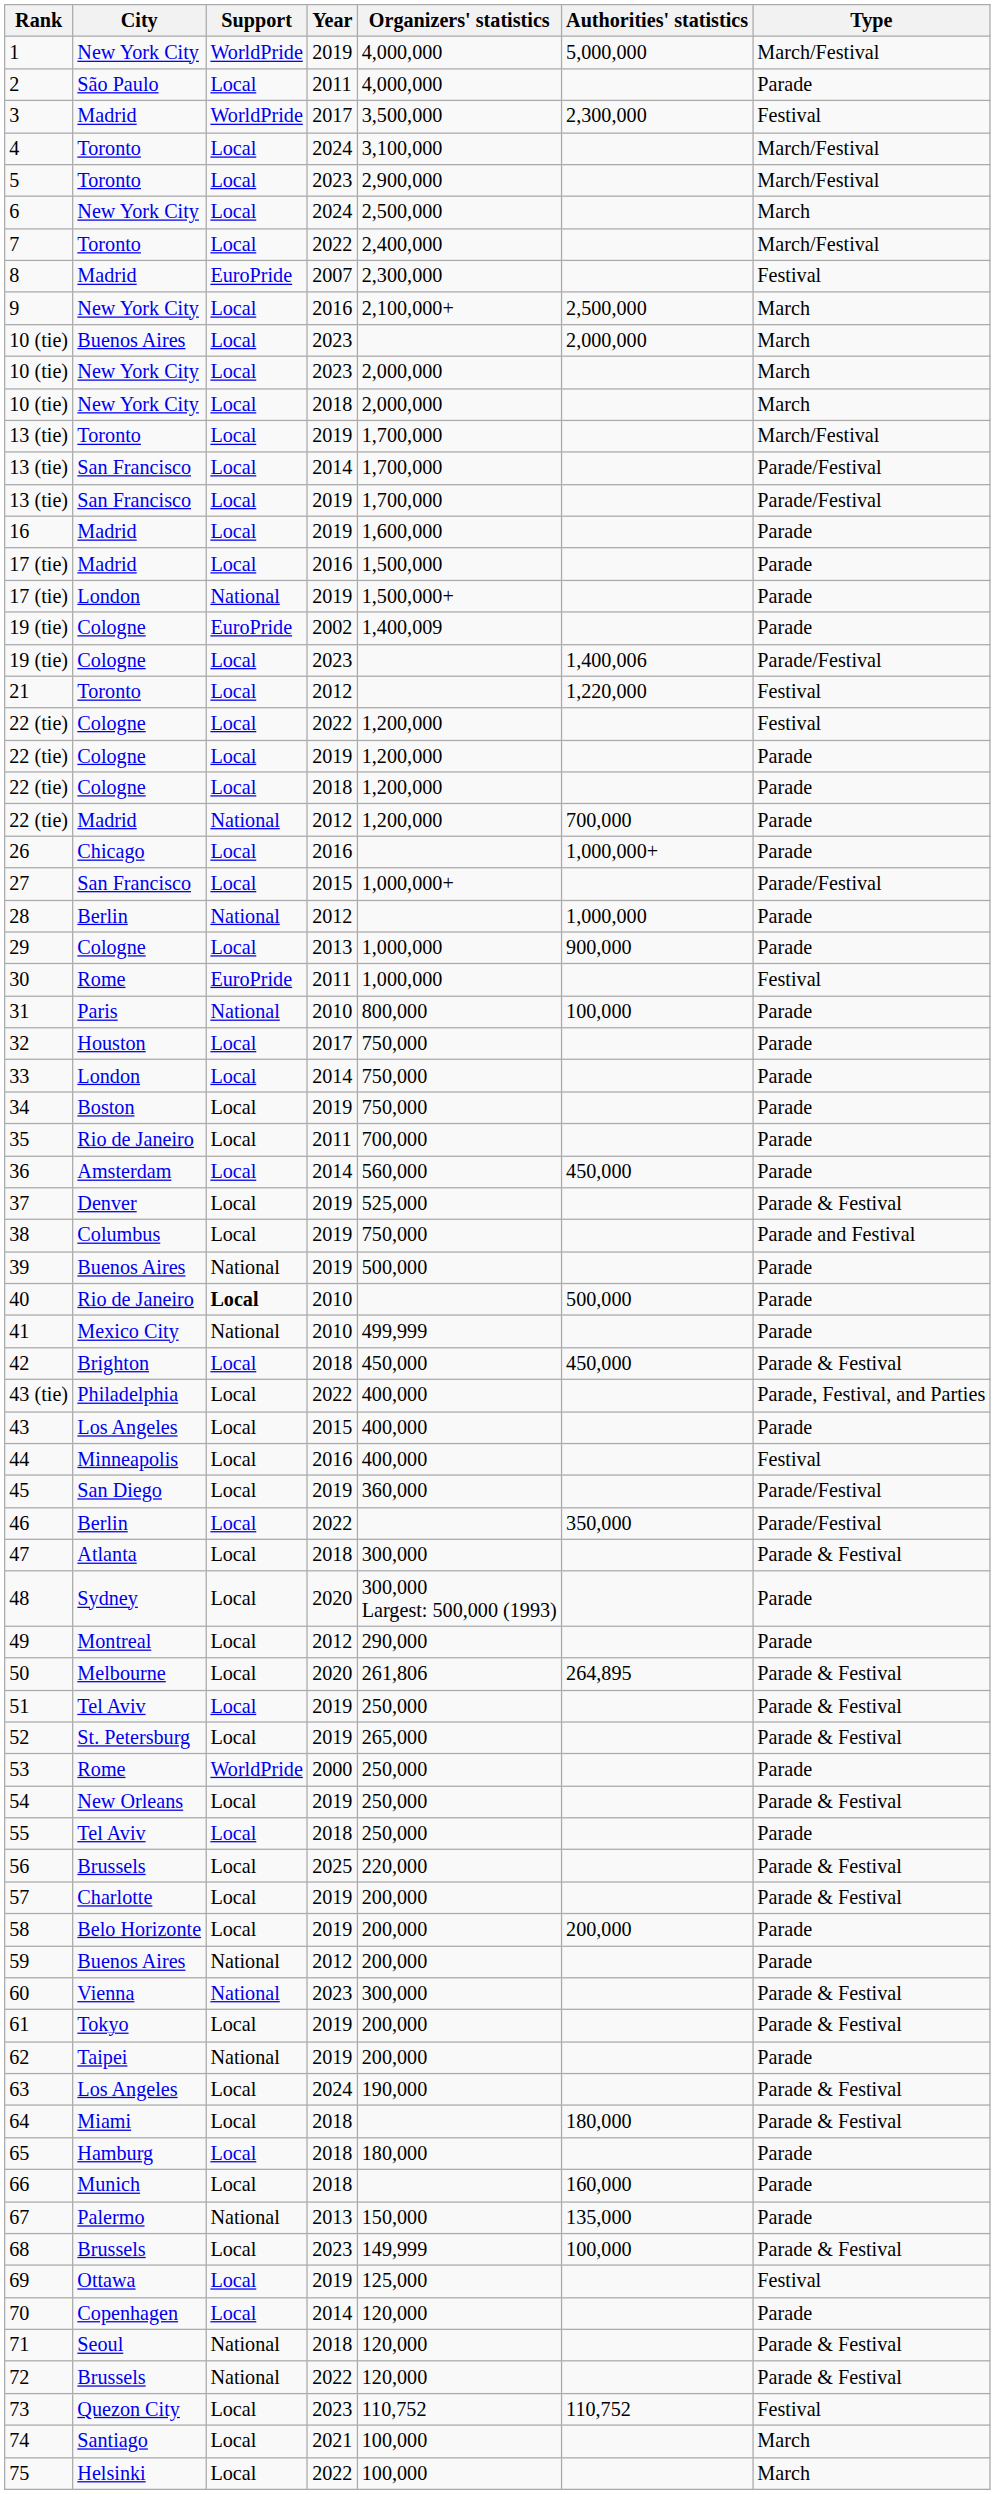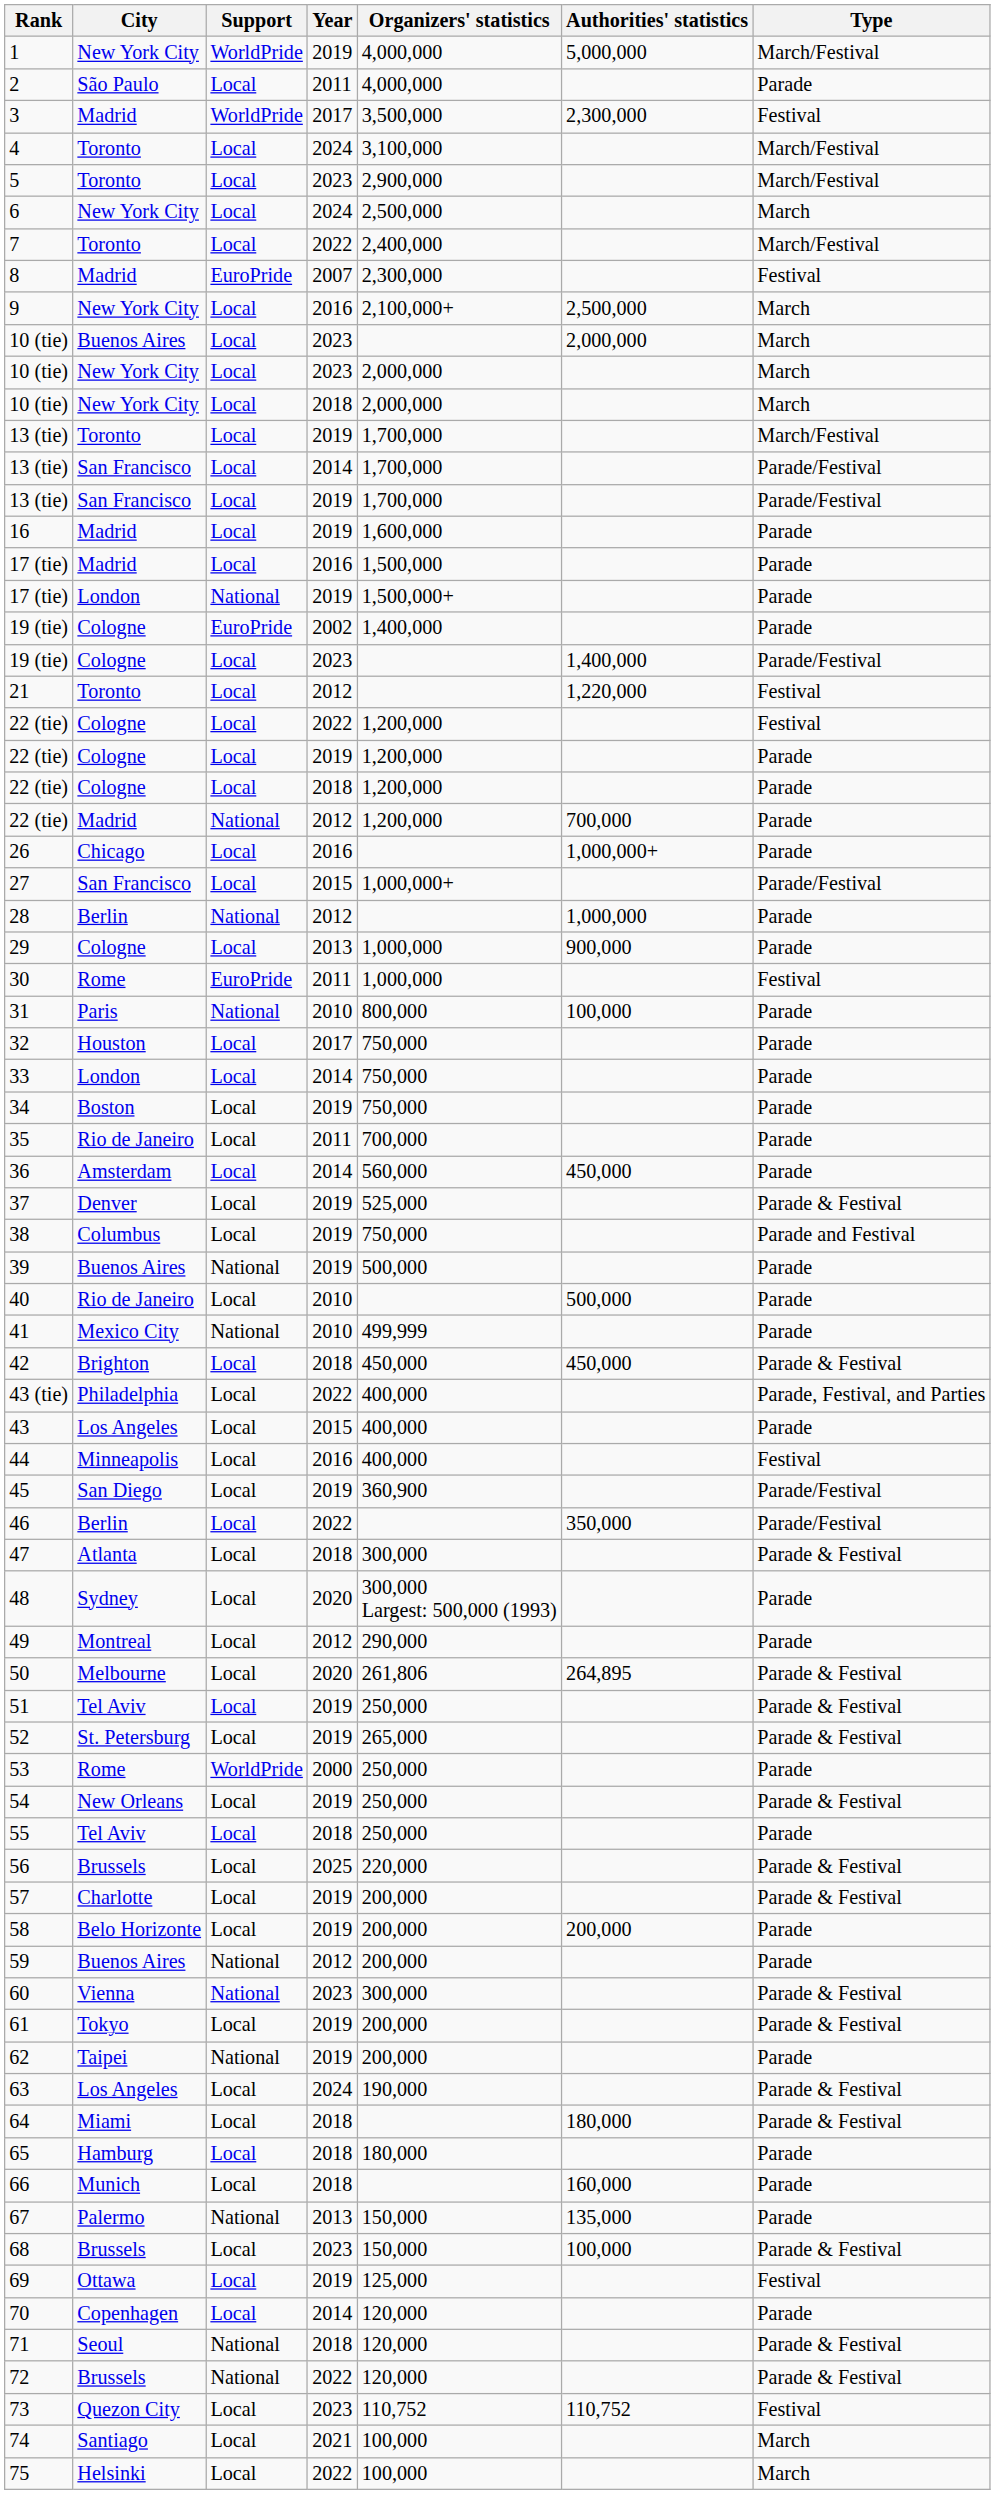(402, 627) 1,400,009 -> (402, 627) 1,400,000
(606, 659) 1,400,006 -> (606, 659) 1,400,000
(234, 1299) bold -> (233, 1299) normal
(395, 1491) 360,000 -> (395, 1491) 360,900
(395, 2249) 149,999 -> (395, 2249) 150,000
